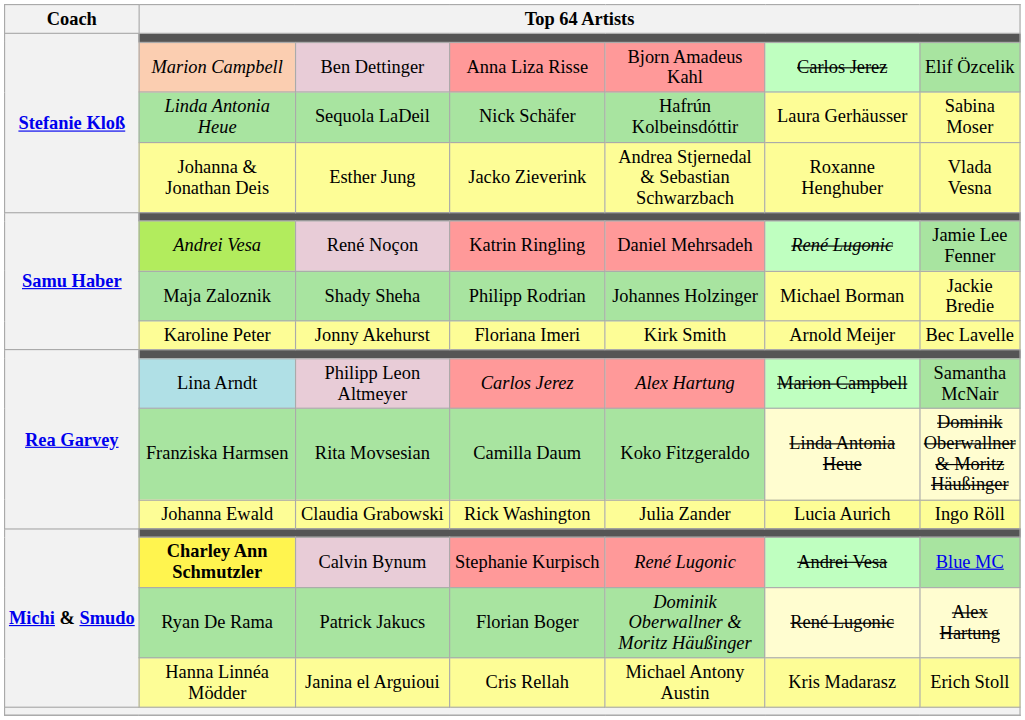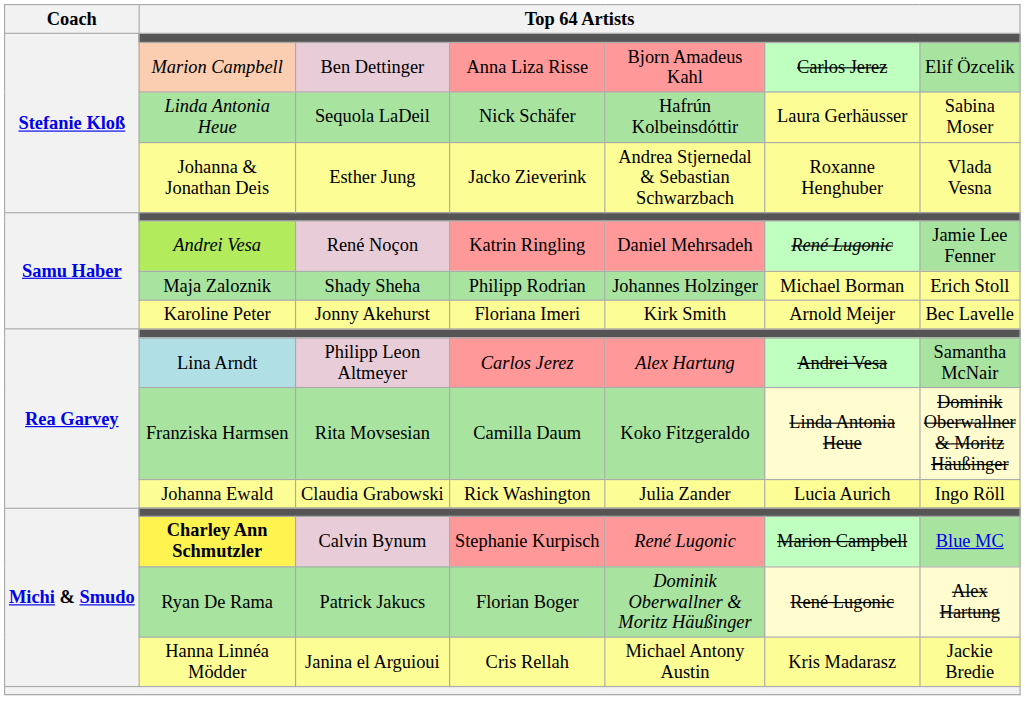(970, 295) Jackie Bredie -> (970, 285) Erich Stoll
(842, 383) Marion Campbell -> (842, 362) Andrei Vesa
(842, 562) Andrei Vesa -> (842, 541) Marion Campbell
(970, 682) Erich Stoll -> (970, 661) Jackie Bredie
